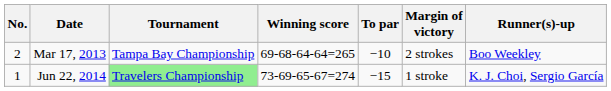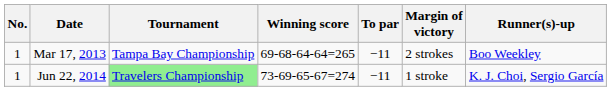(17, 53) 2 -> (17, 53) 1
(380, 53) −10 -> (380, 53) −11
(380, 75) −15 -> (380, 75) −11
